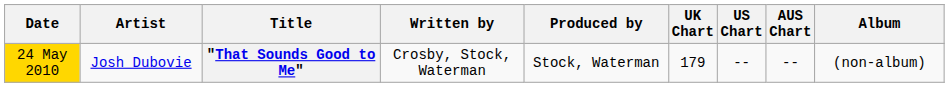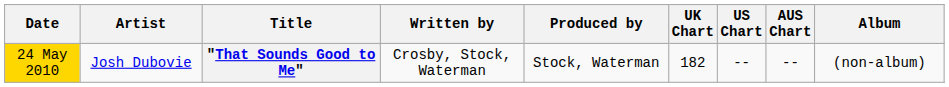(693, 63) 179 -> (693, 63) 182
